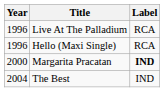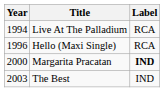(17, 29) 1996 -> (17, 29) 1994
(17, 78) 2004 -> (17, 78) 2003
